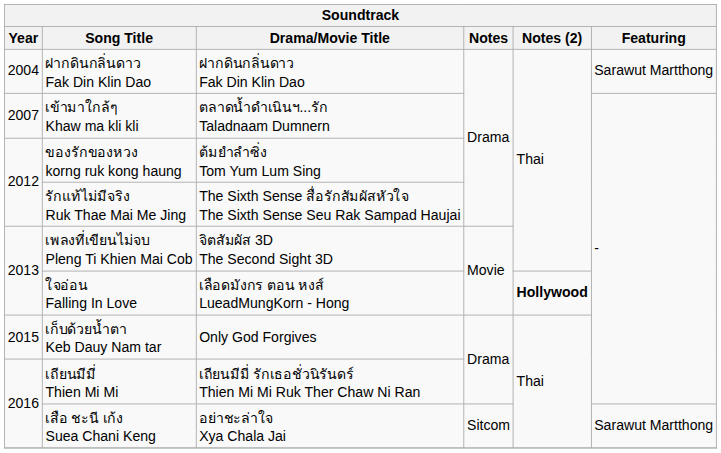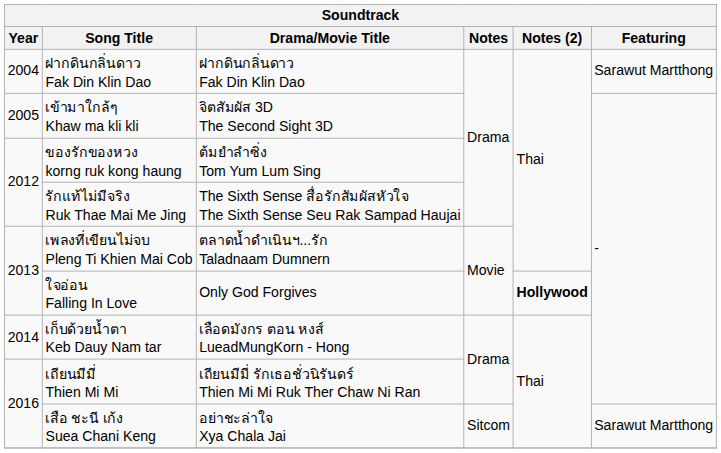(23, 115) 2007 -> (23, 115) 2005
(264, 117) ตลาดน้ำดำเนินฯ...รัก Taladnaam Dumnern -> (266, 117) จิตสัมผัส 3D The Second Sight 3D
(266, 250) จิตสัมผัส 3D The Second Sight 3D -> (264, 250) ตลาดน้ำดำเนินฯ...รัก Taladnaam Dumnern
(274, 294) เลือดมังกร ตอน หงส์ LueadMungKorn - Hong -> (258, 292) Only God Forgives
(23, 337) 2015 -> (23, 337) 2014
(258, 337) Only God Forgives -> (274, 339) เลือดมังกร ตอน หงส์ LueadMungKorn - Hong
